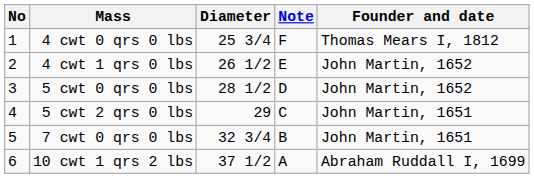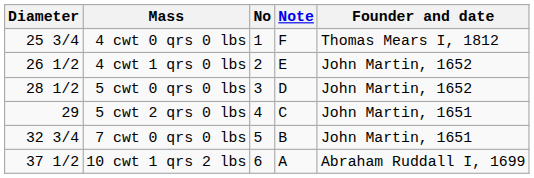columns swapped: (17, 17) <-> (236, 17)
